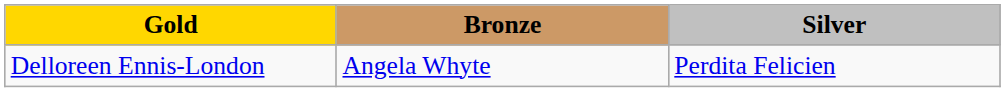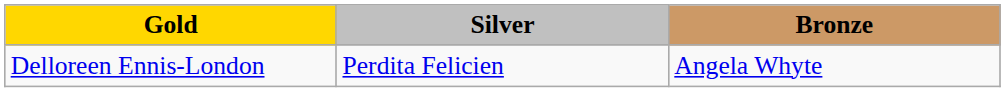columns swapped: (834, 24) <-> (502, 24)
